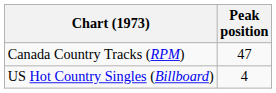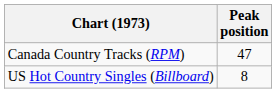(244, 76) 4 -> (244, 76) 8
